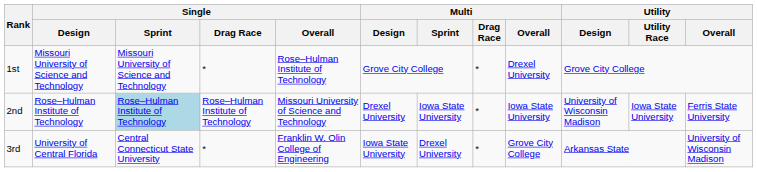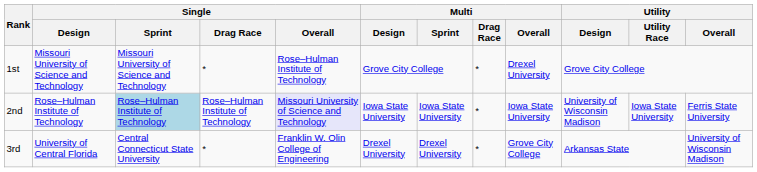(318, 111) no background -> (318, 111) lavender background
(384, 111) Drexel University -> (386, 111) Iowa State University
(386, 148) Iowa State University -> (384, 148) Drexel University
